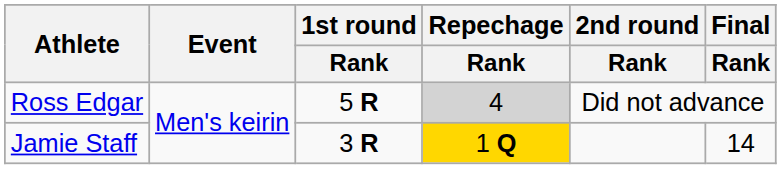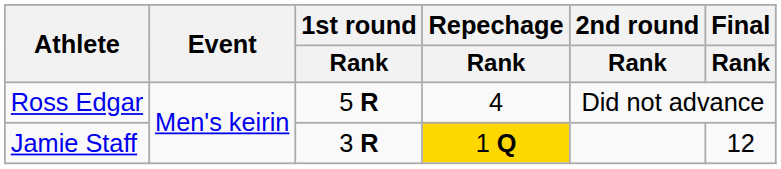(496, 103) lightgrey background -> (496, 103) no background
(741, 143) 14 -> (741, 143) 12
